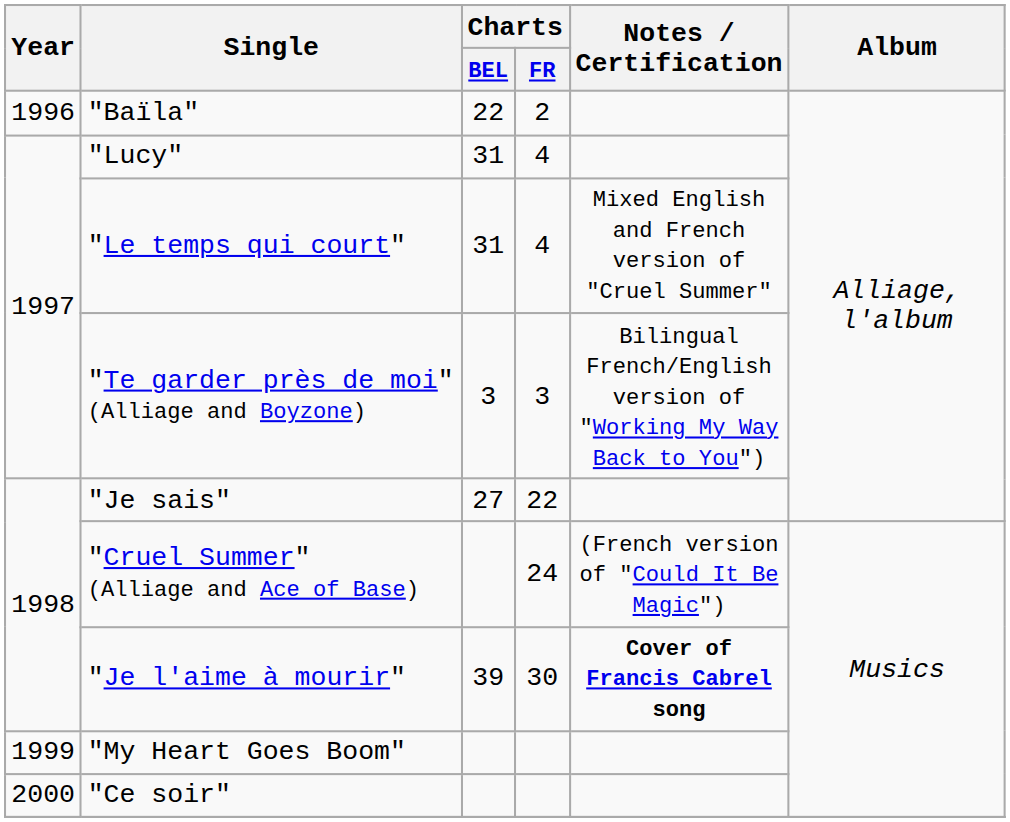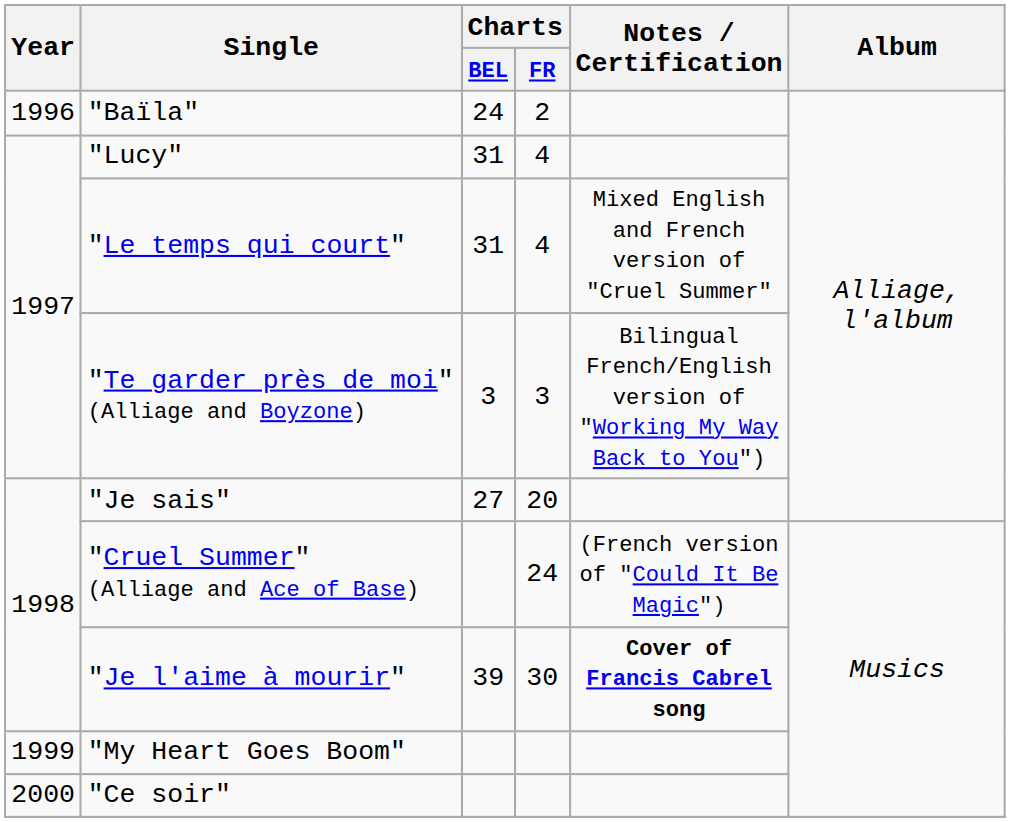(488, 113) 22 -> (488, 113) 24
(542, 500) 22 -> (542, 500) 20
